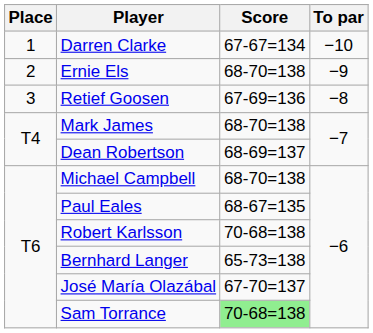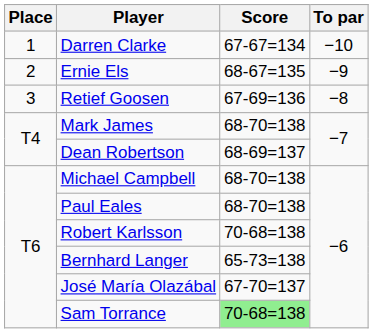(265, 71) 68-70=138 -> (265, 71) 68-67=135
(265, 206) 68-67=135 -> (265, 206) 68-70=138
